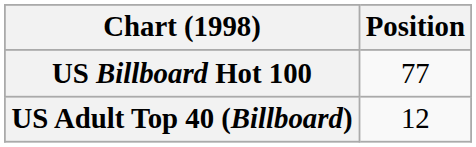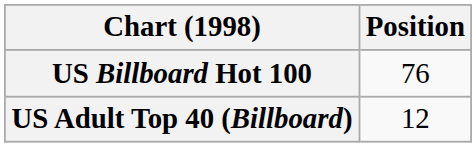(415, 73) 77 -> (415, 73) 76
